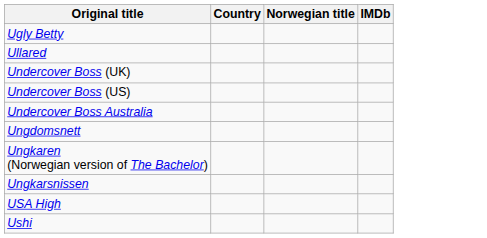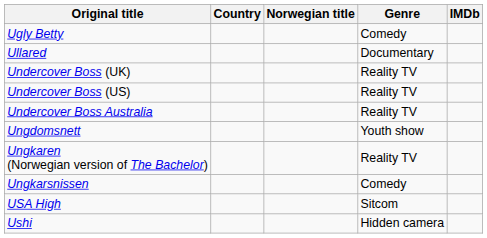+ column: (402, 14)
